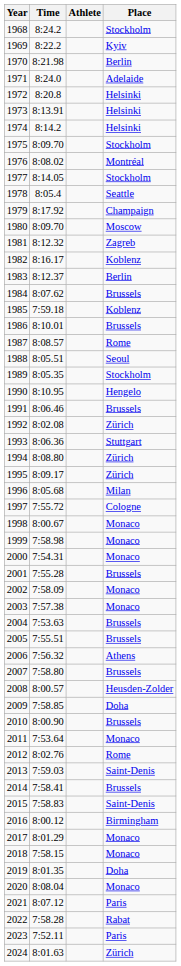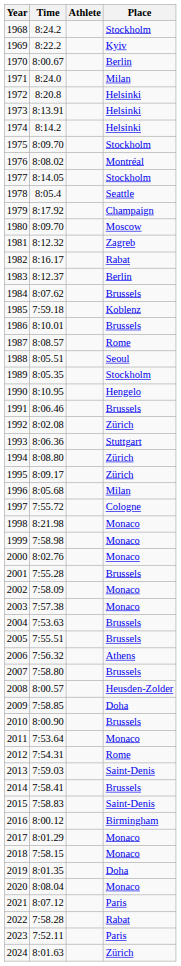(48, 62) 8:21.98 -> (48, 62) 8:00.67
(125, 78) Adelaide -> (118, 78) Milan
(123, 260) Koblenz -> (118, 260) Rabat
(48, 524) 8:00.67 -> (48, 524) 8:21.98
(48, 557) 7:54.31 -> (48, 557) 8:02.76
(48, 754) 8:02.76 -> (48, 754) 7:54.31
